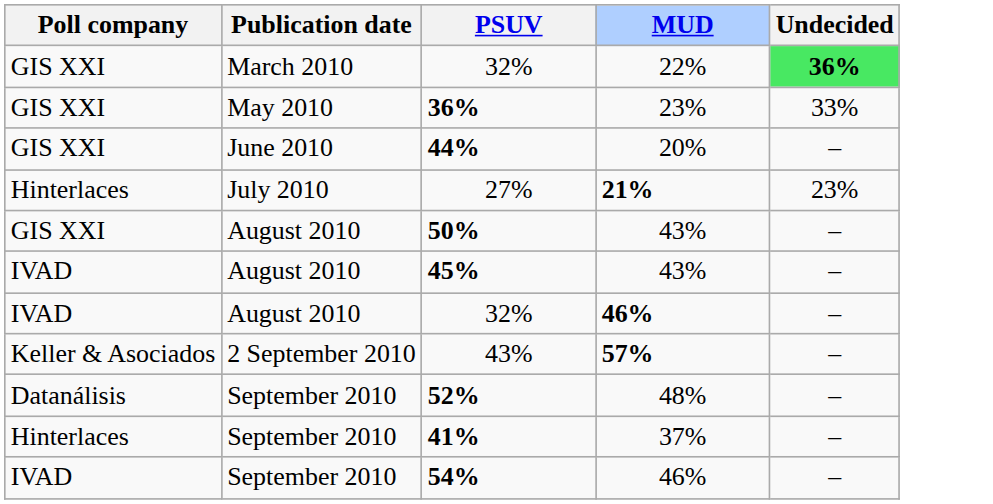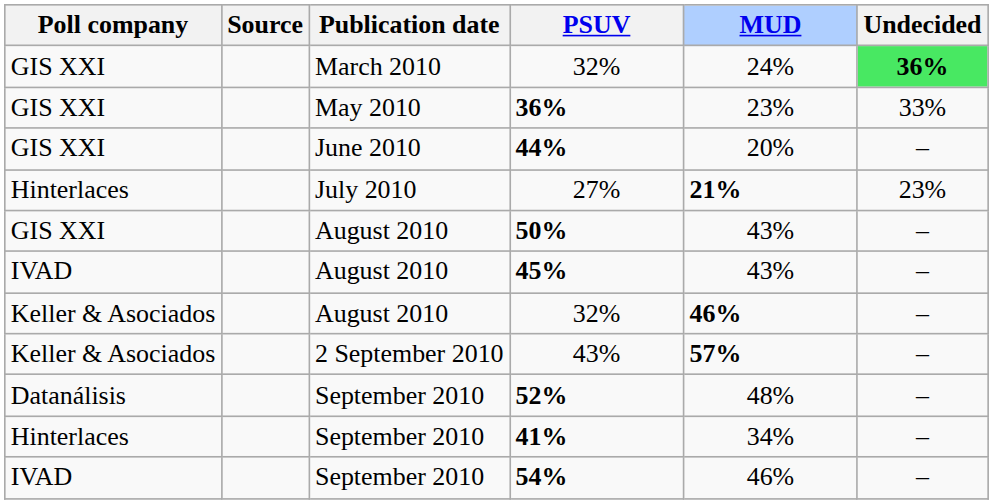+ column: (265, 25)
(683, 66) 22% -> (770, 66) 24%
(42, 312) IVAD -> (113, 312) Keller & Asociados
(683, 436) 37% -> (770, 436) 34%
